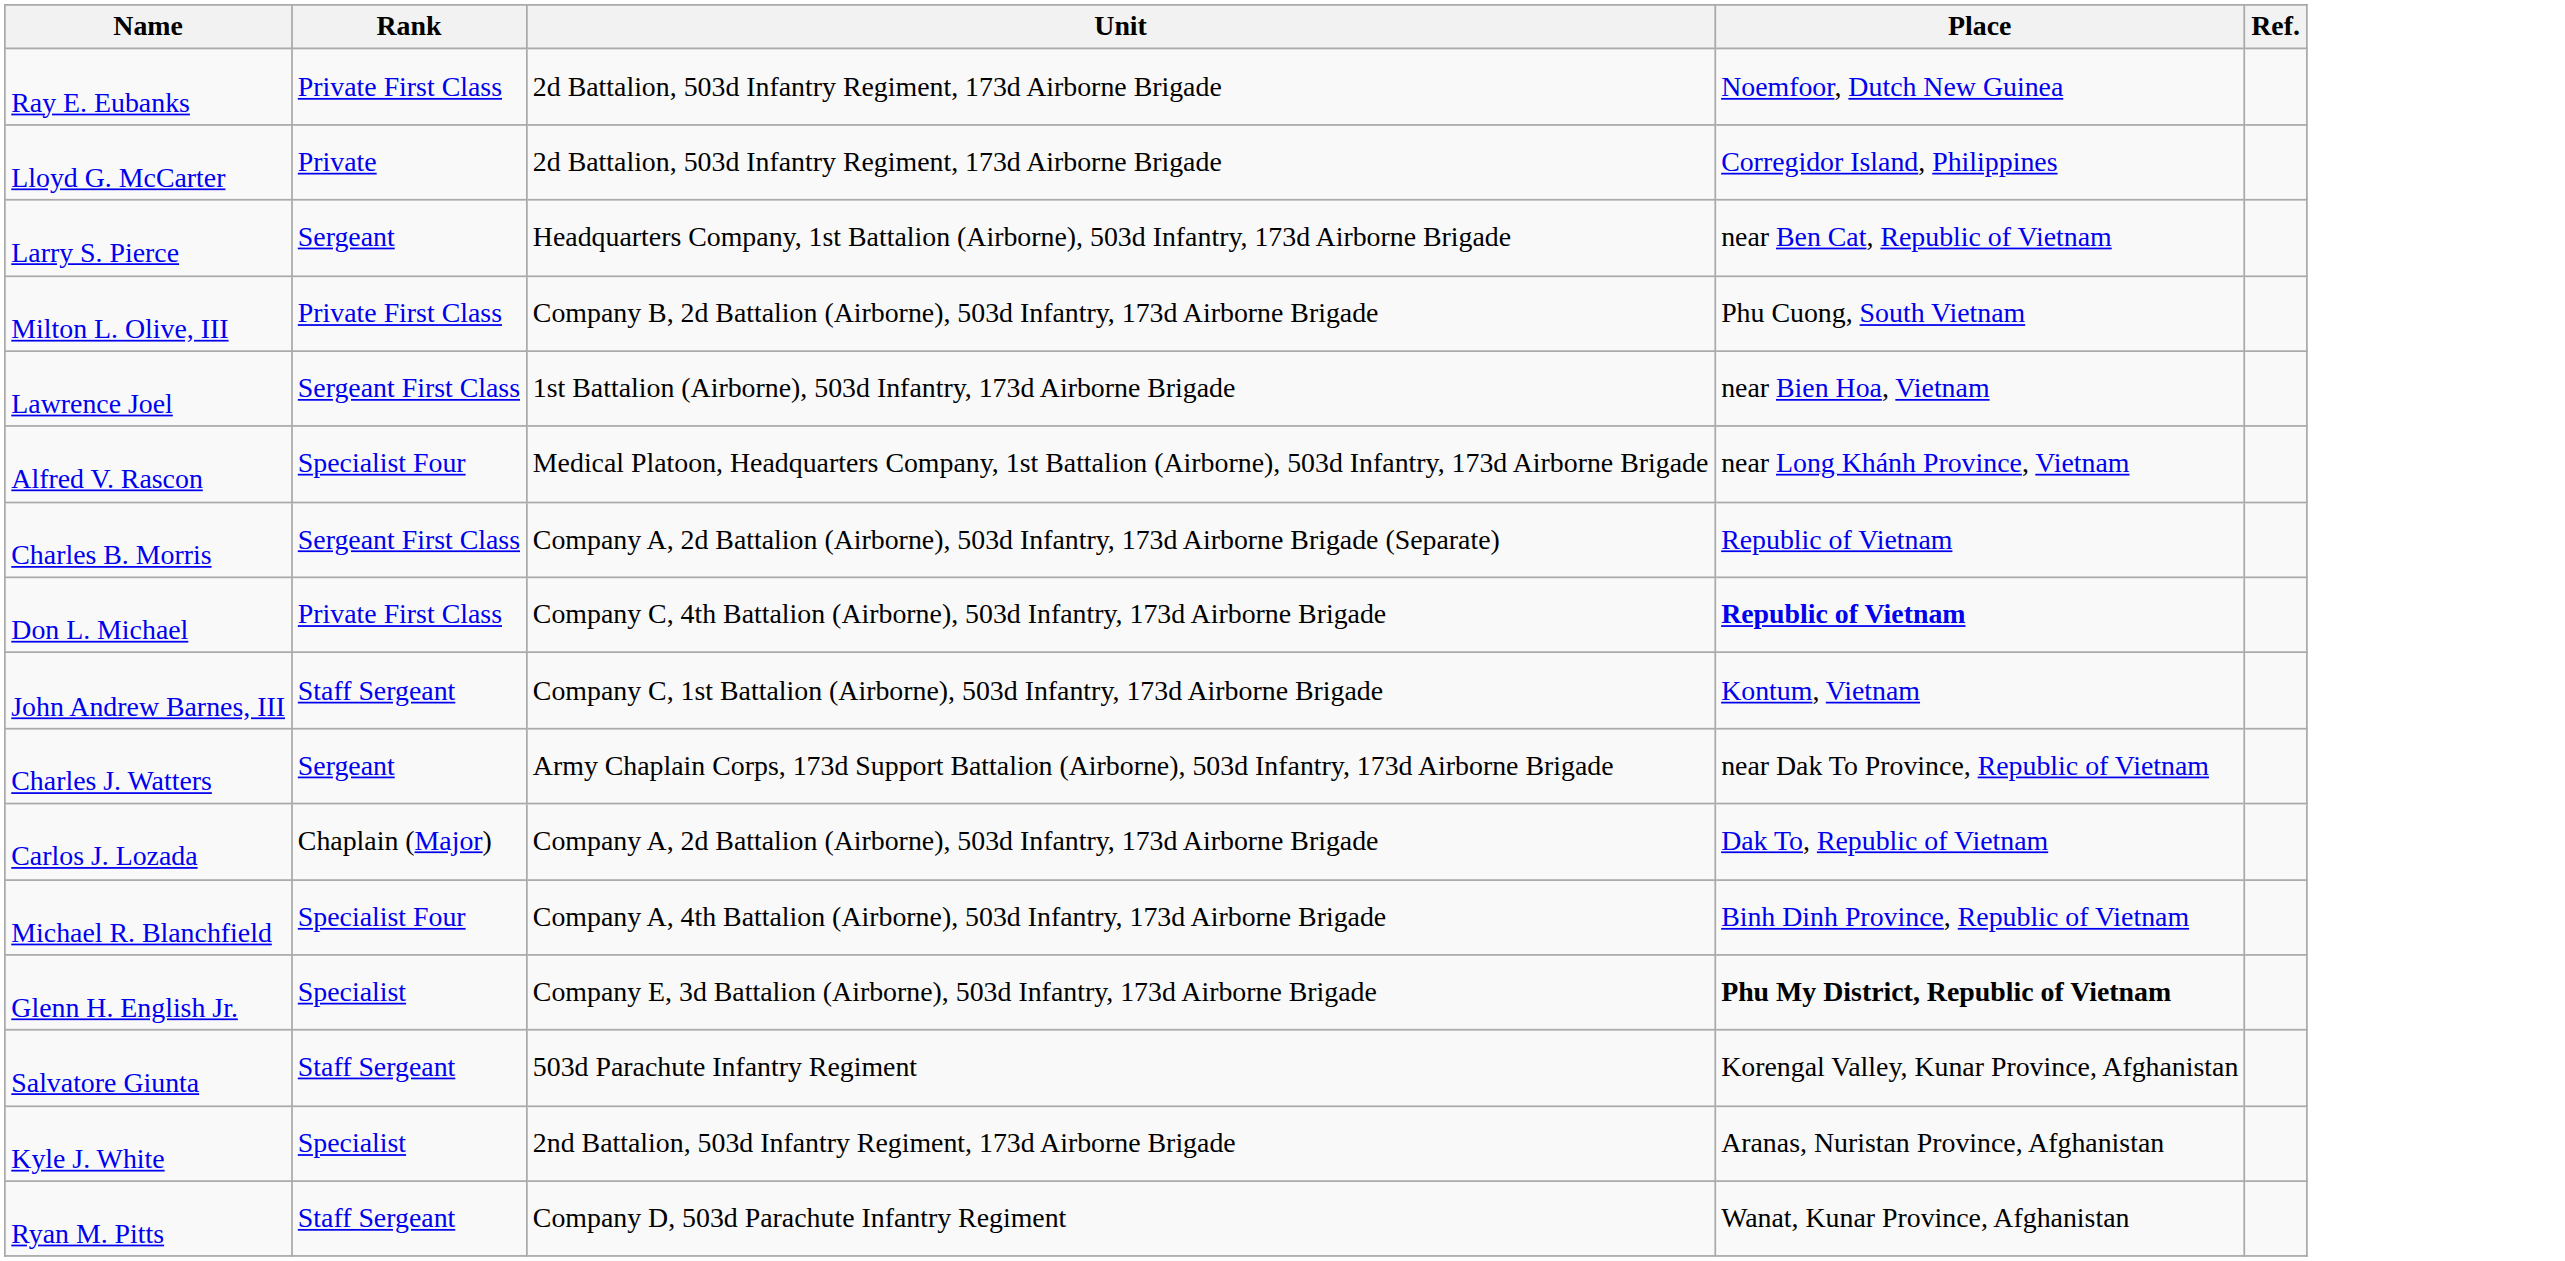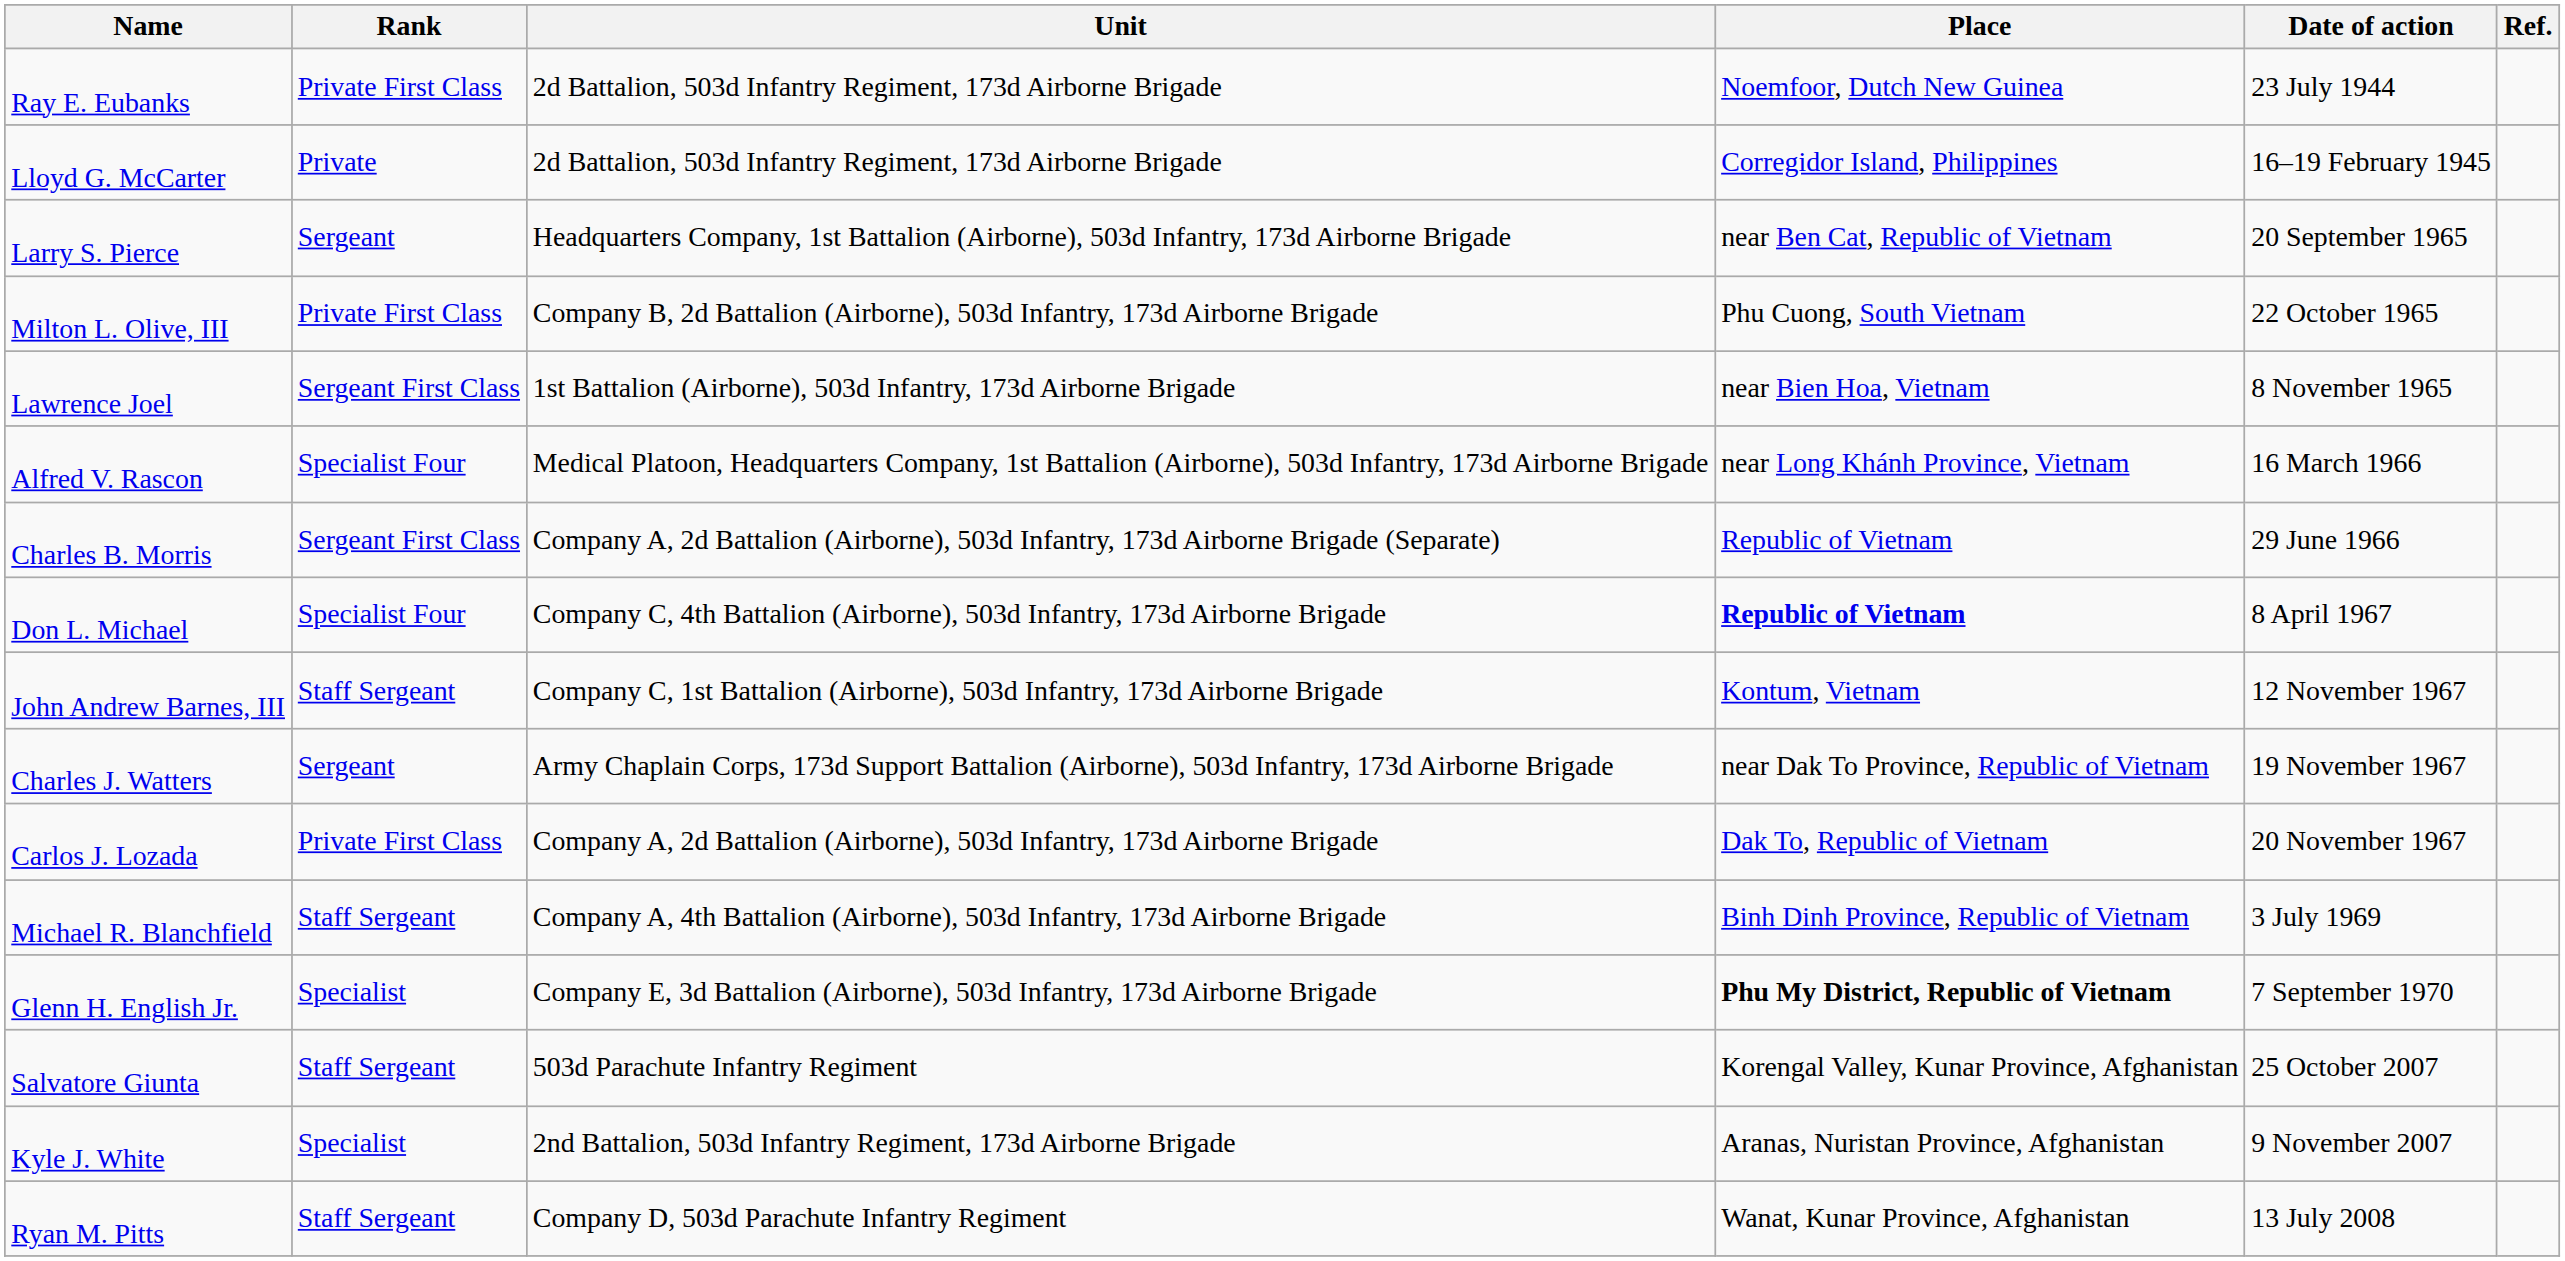+ column: (2371, 26)
(400, 614) Private First Class -> (382, 614) Specialist Four
(395, 841) Chaplain (Major) -> (400, 841) Private First Class
(382, 916) Specialist Four -> (377, 916) Staff Sergeant
